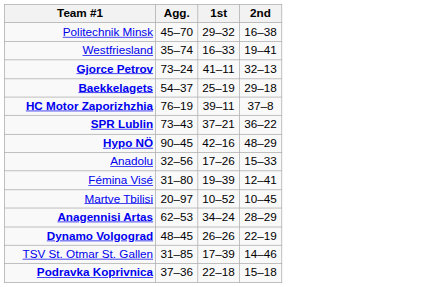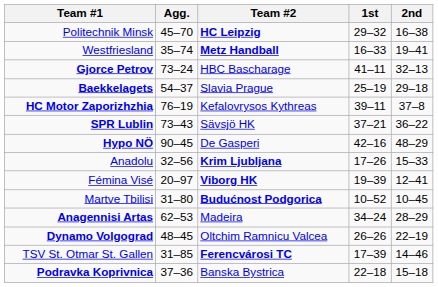+ column: (273, 13)
(177, 180) 31–80 -> (177, 180) 20–97
(177, 198) 20–97 -> (177, 198) 31–80
